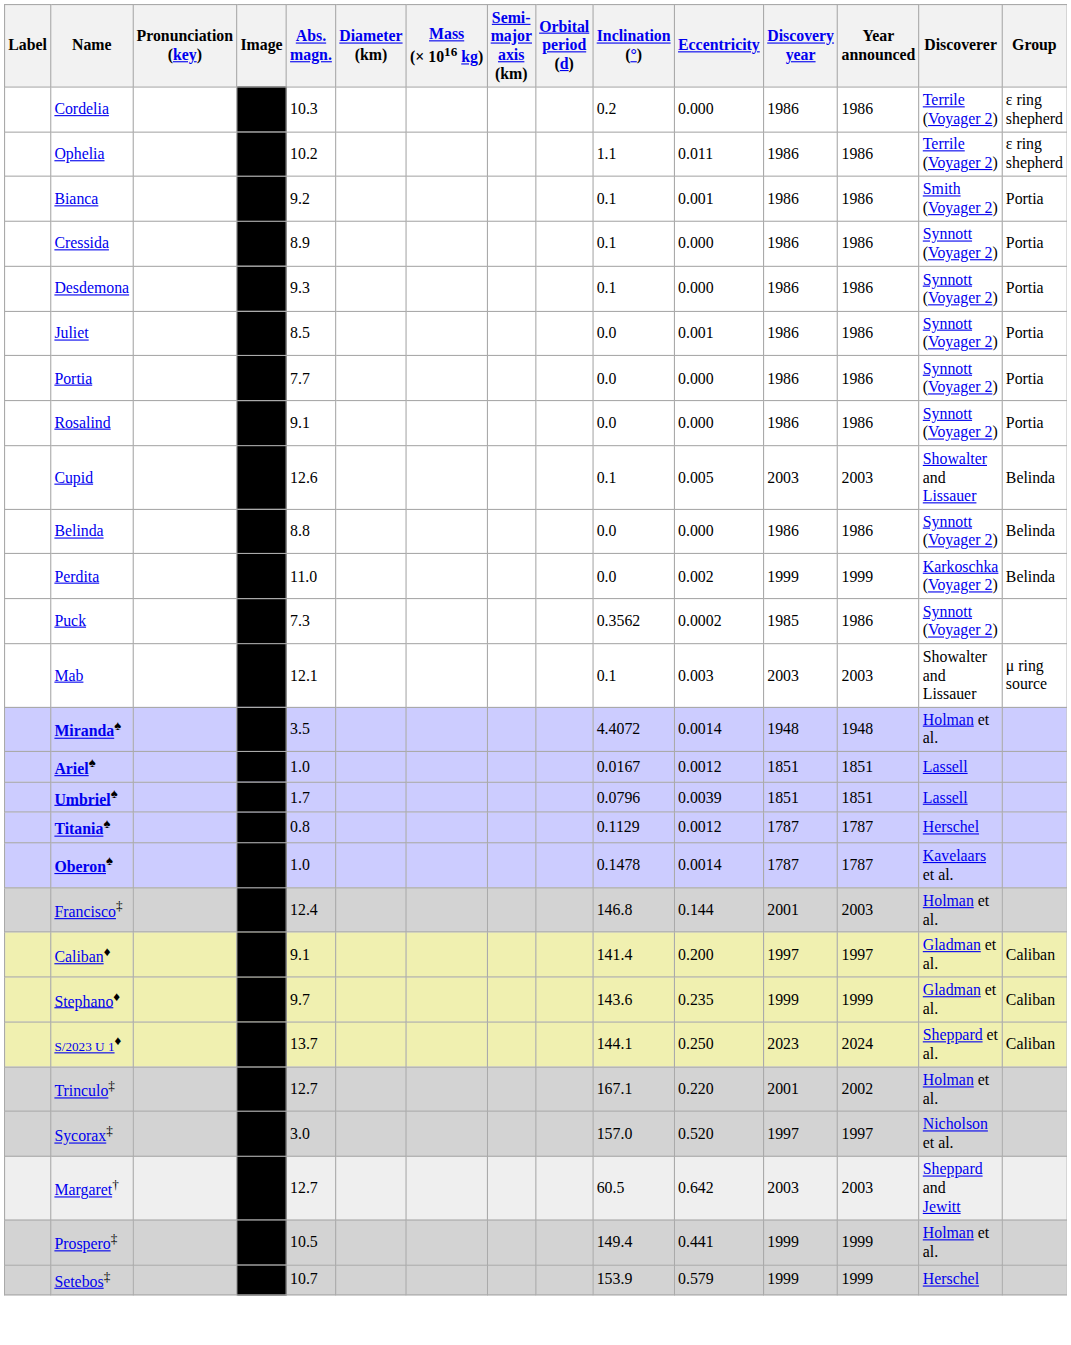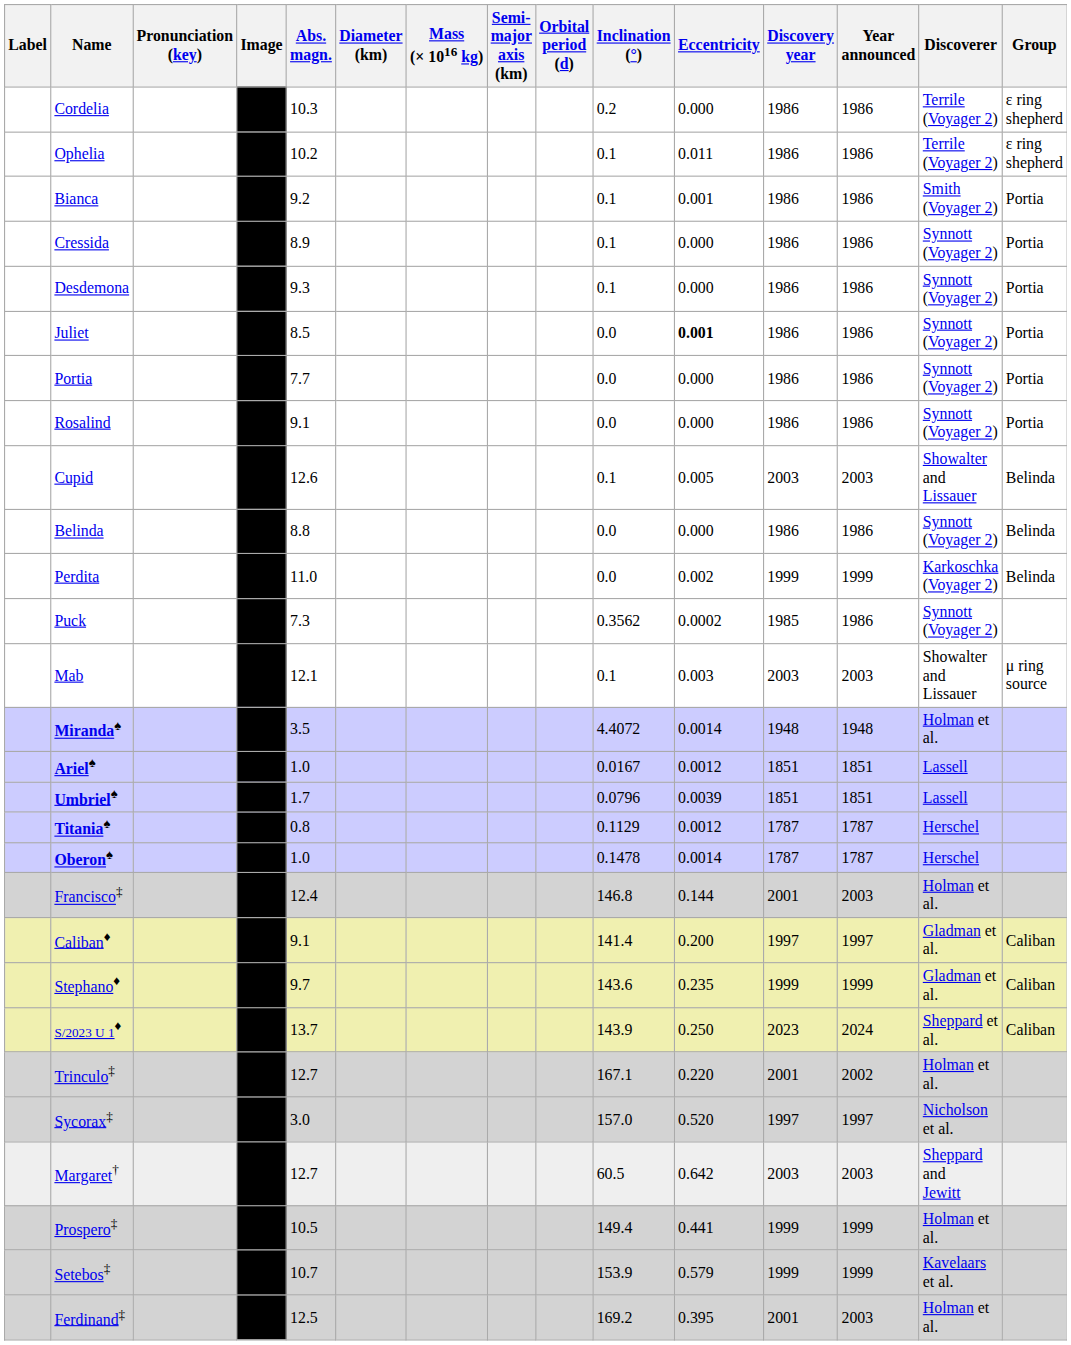(607, 154) 1.1 -> (607, 154) 0.1
(696, 333) normal -> (696, 333) bold
(954, 865) Kavelaars et al. -> (951, 858) Herschel
(615, 1044) 144.1 -> (615, 1030) 143.9
(951, 1280) Herschel -> (954, 1272) Kavelaars et al.
+ row: (90, 1317)
